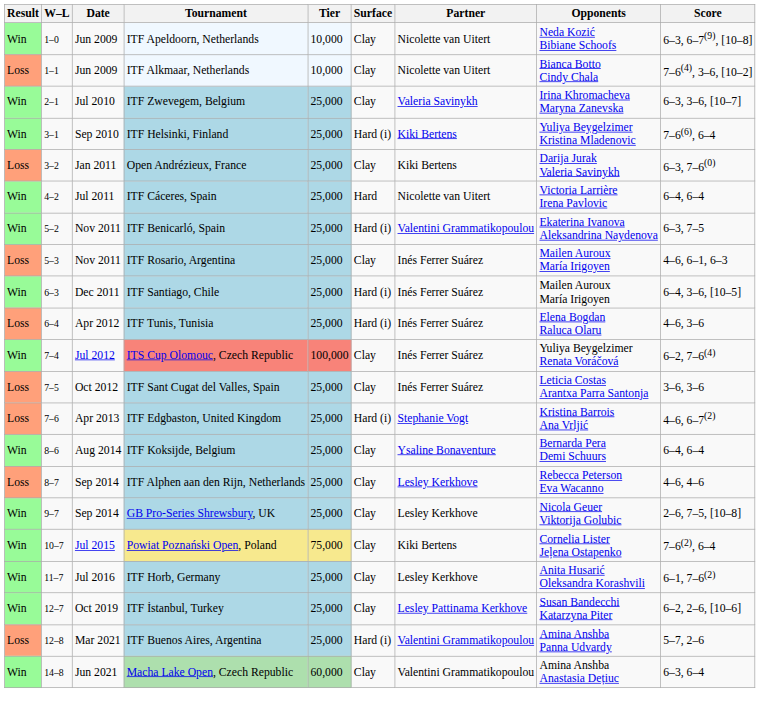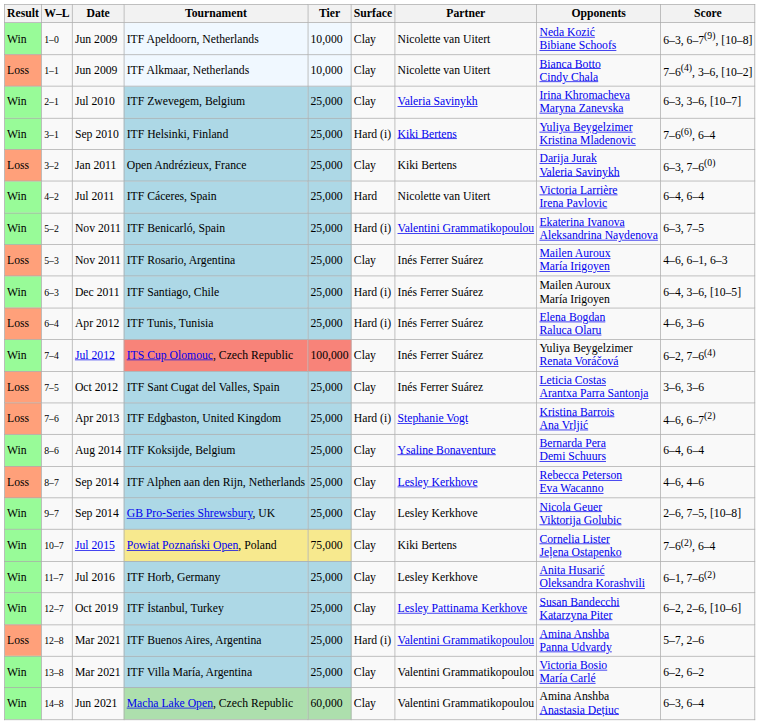+ row: (189, 672)
